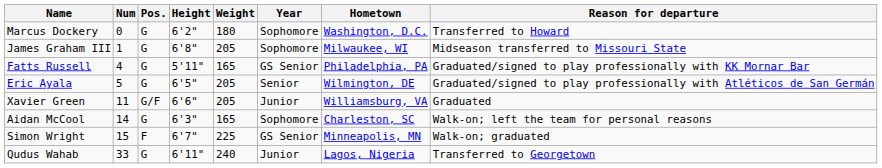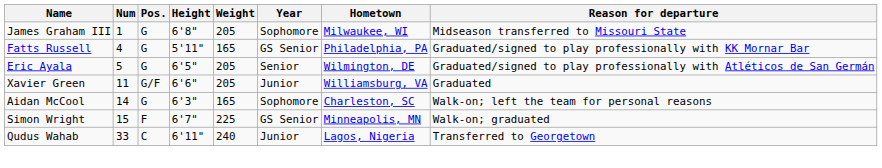- row: (52, 31)
(144, 154) G -> (144, 136) C
